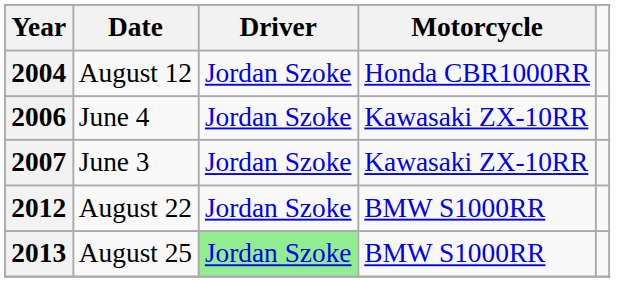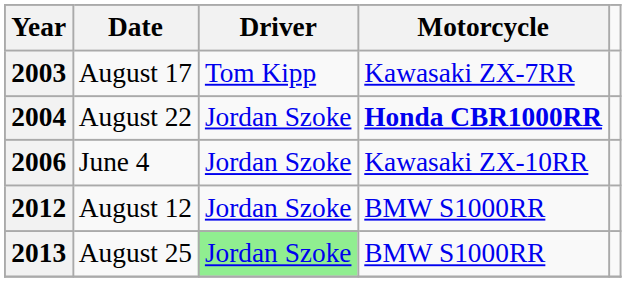+ row: (39, 72)
(135, 72) August 12 -> (135, 117) August 22
(477, 72) normal -> (483, 117) bold
- row: (39, 162)
(135, 207) August 22 -> (135, 207) August 12
